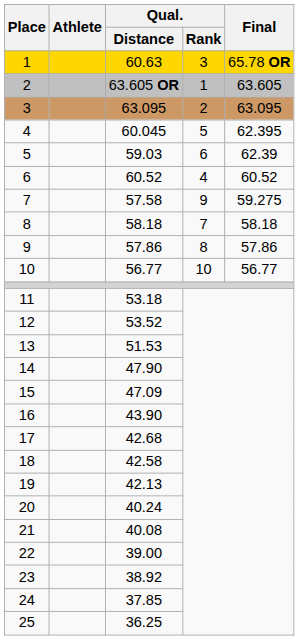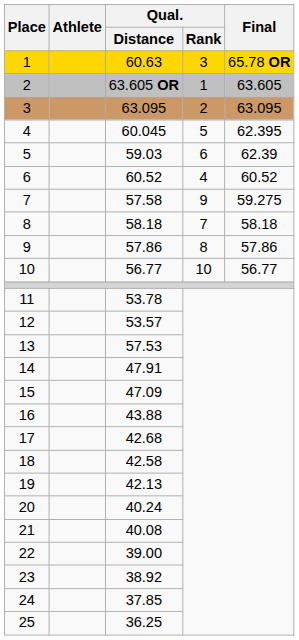(144, 299) 53.18 -> (144, 299) 53.78
(144, 322) 53.52 -> (144, 322) 53.57
(144, 346) 51.53 -> (144, 346) 57.53
(144, 369) 47.90 -> (144, 369) 47.91
(144, 415) 43.90 -> (144, 415) 43.88
